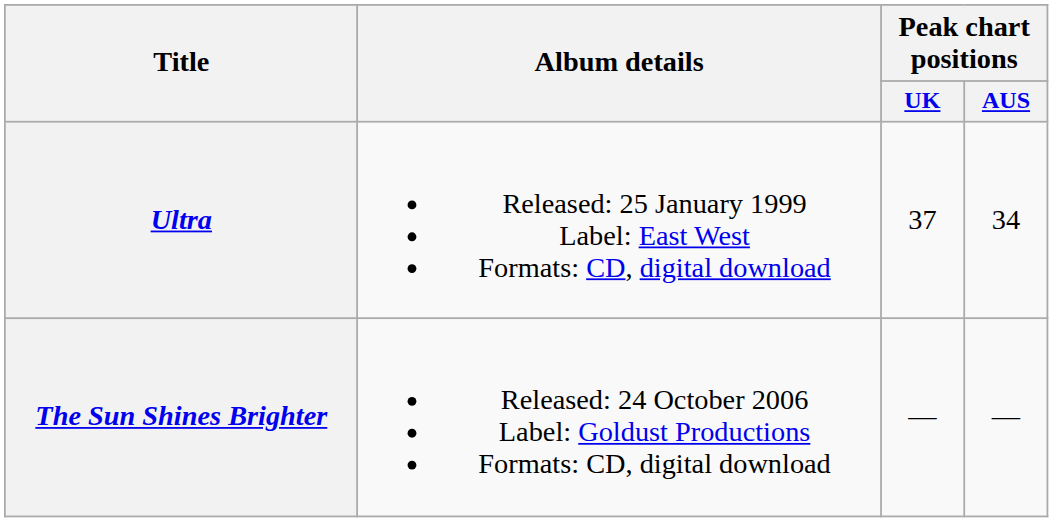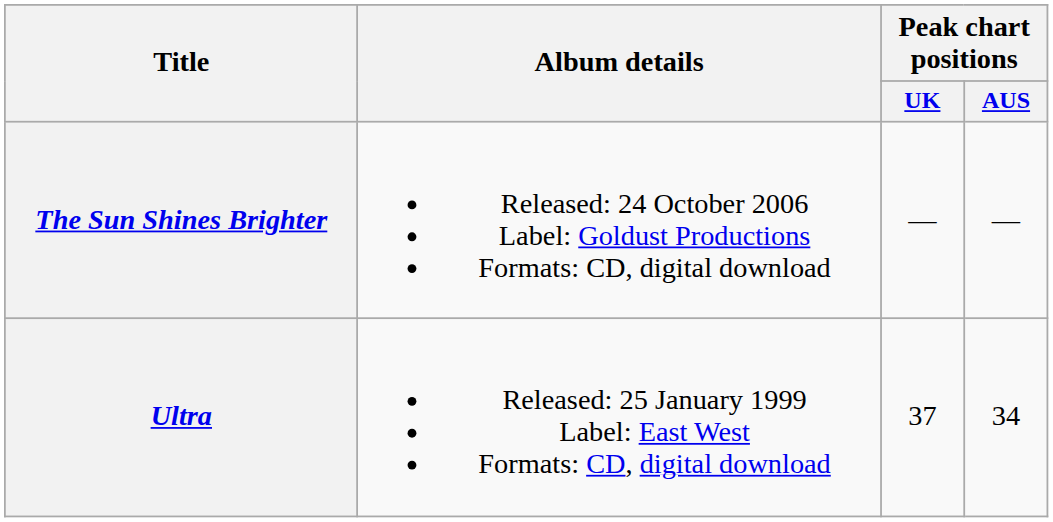rows swapped: (181, 219) <-> (181, 416)
